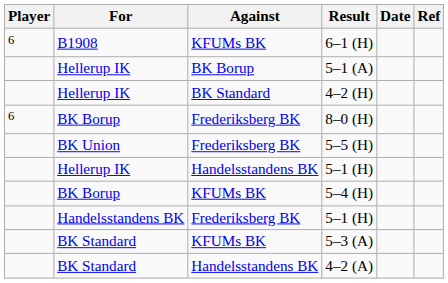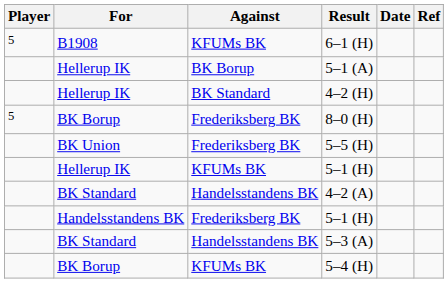(11, 39) 6 -> (11, 39) 5
(11, 116) 6 -> (11, 116) 5
(255, 169) Handelsstandens BK -> (229, 169) KFUMs BK
rows swapped: (89, 193) <-> (97, 265)
(229, 241) KFUMs BK -> (255, 241) Handelsstandens BK
